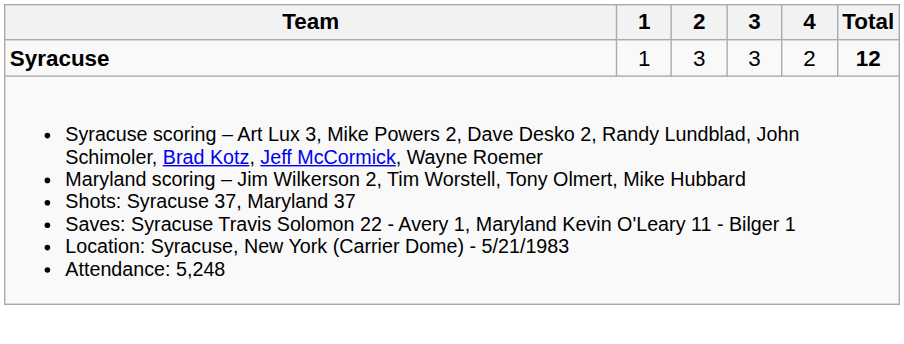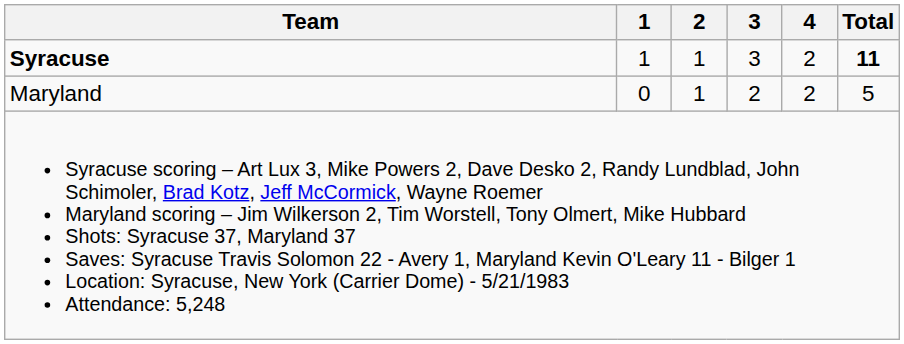(699, 57) 3 -> (699, 57) 1
(868, 57) 12 -> (868, 57) 11
+ row: (56, 93)
